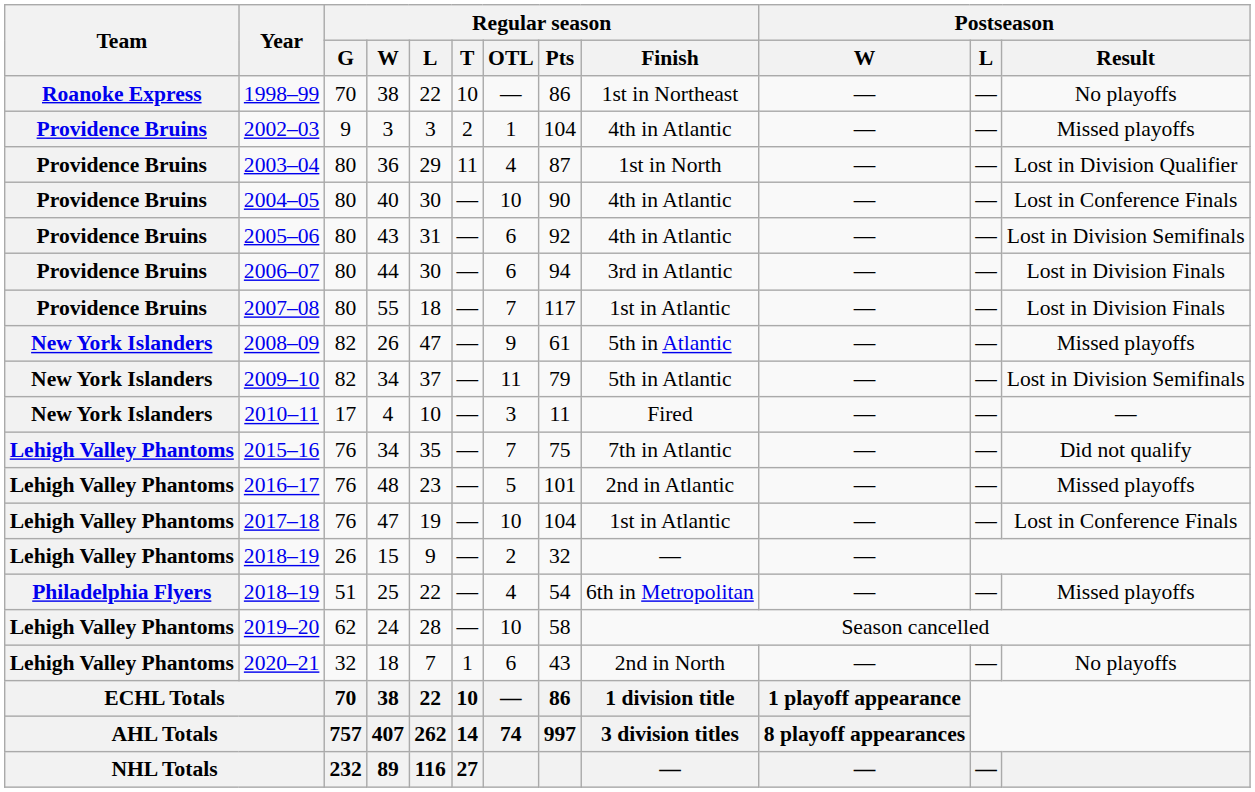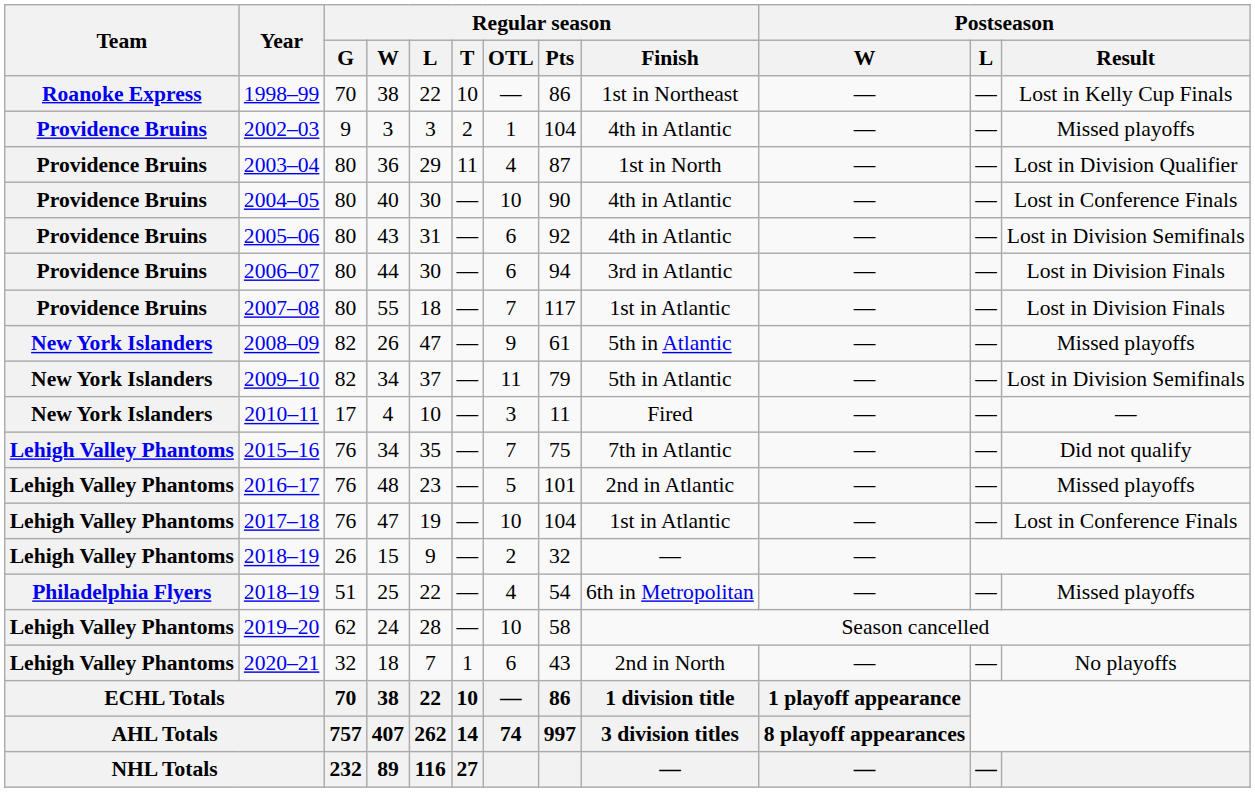(1126, 93) No playoffs -> (1126, 93) Lost in Kelly Cup Finals
